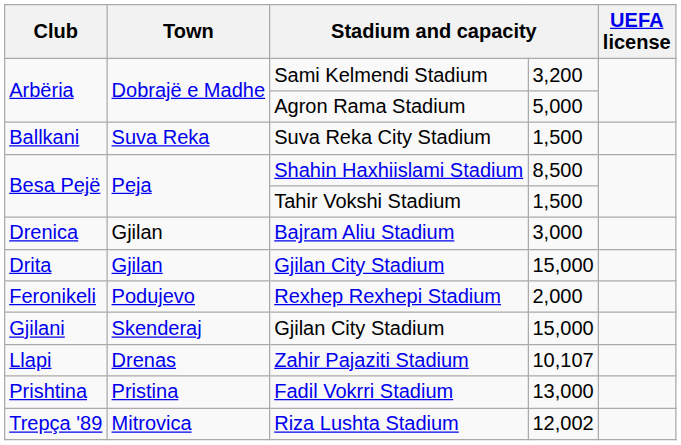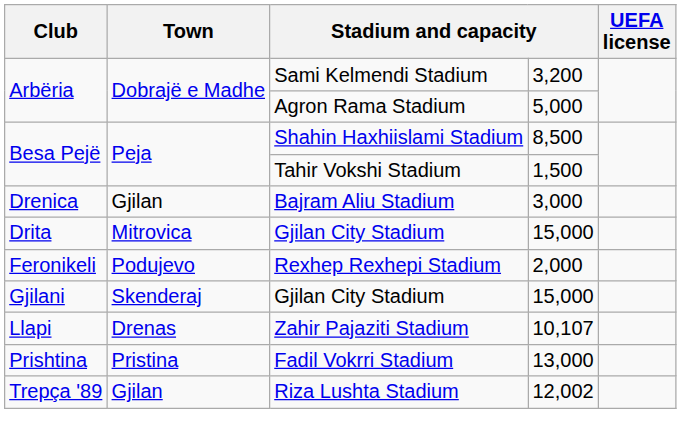- row: (44, 138)
(137, 264) Gjilan -> (152, 233) Mitrovica
(152, 423) Mitrovica -> (137, 391) Gjilan
